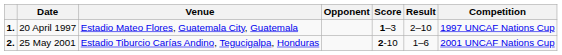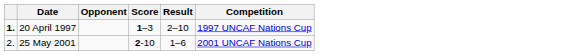- column: (200, 12)
(11, 43) bold -> (11, 43) normal
